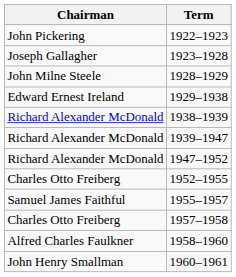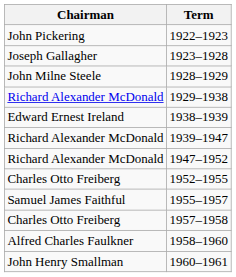(66, 96) Edward Ernest Ireland -> (85, 96) Richard Alexander McDonald
(85, 117) Richard Alexander McDonald -> (66, 117) Edward Ernest Ireland
